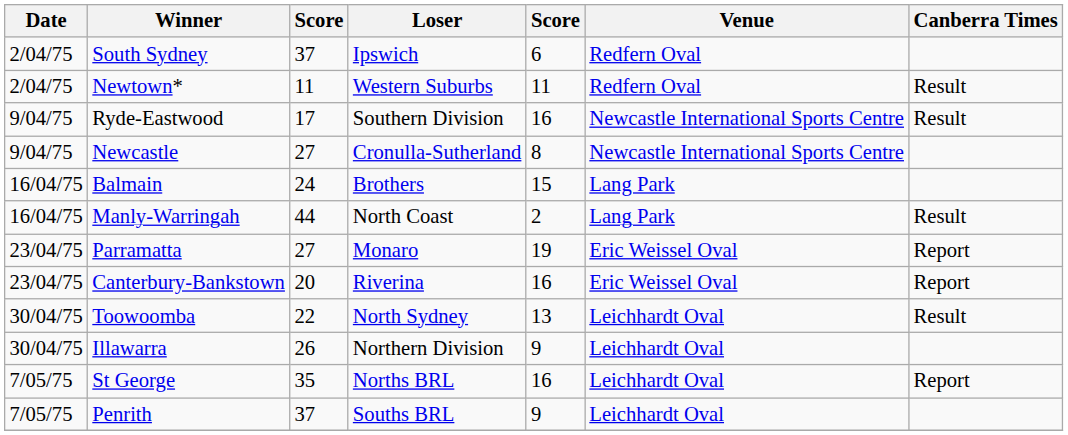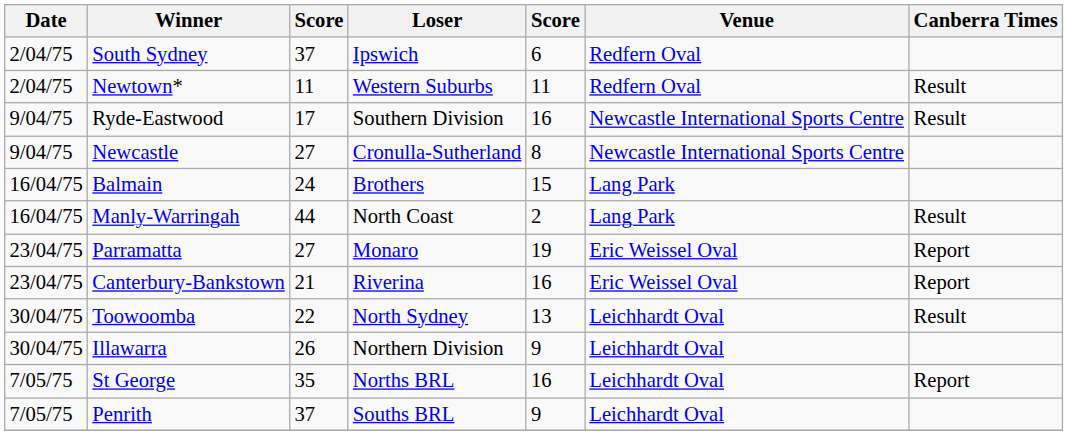(305, 282) 20 -> (305, 282) 21
